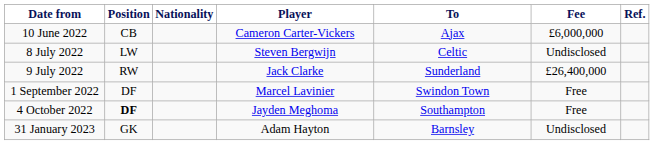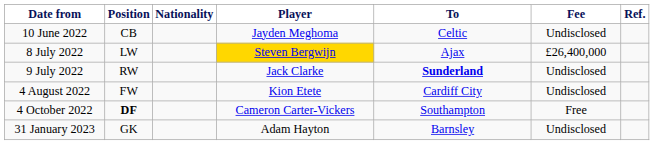(295, 33) Cameron Carter-Vickers -> (295, 33) Jayden Meghoma
(453, 33) Ajax -> (453, 33) Celtic
(576, 33) £6,000,000 -> (576, 33) Undisclosed
(295, 52) no background -> (295, 52) gold background
(453, 52) Celtic -> (453, 52) Ajax
(576, 52) Undisclosed -> (576, 52) £26,400,000
(453, 71) normal -> (453, 71) bold
(576, 71) £26,400,000 -> (576, 71) Undisclosed
+ row: (55, 91)
- row: (55, 91)
(295, 110) Jayden Meghoma -> (295, 110) Cameron Carter-Vickers
